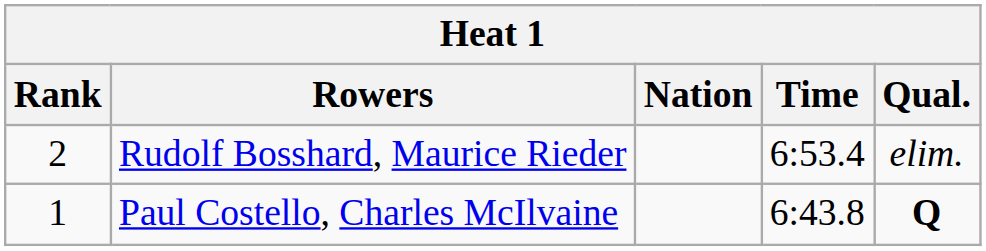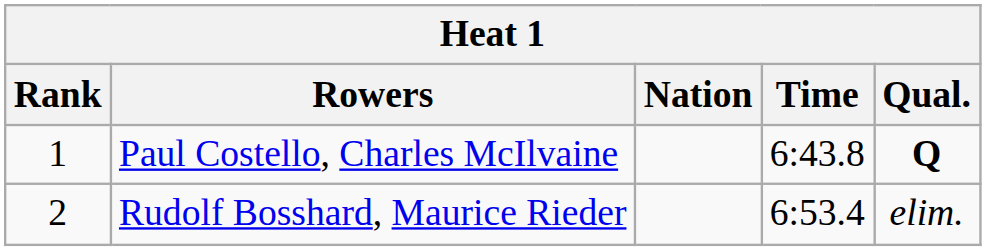rows swapped: (369, 213) <-> (373, 153)
